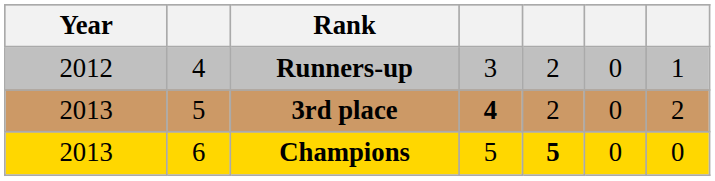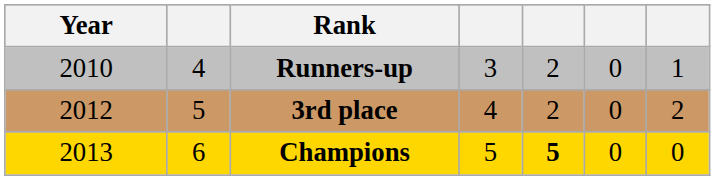(86, 68) 2012 -> (86, 68) 2010
(86, 110) 2013 -> (86, 110) 2012
(490, 110) bold -> (490, 110) normal
